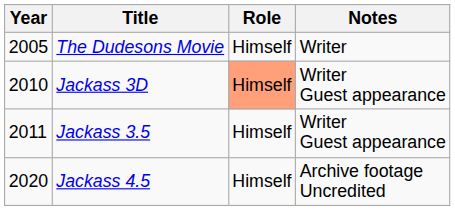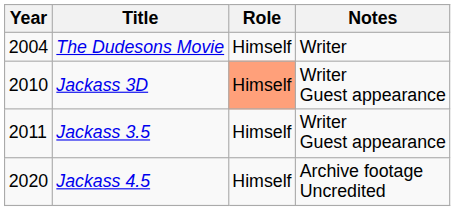(28, 46) 2005 -> (28, 46) 2004
